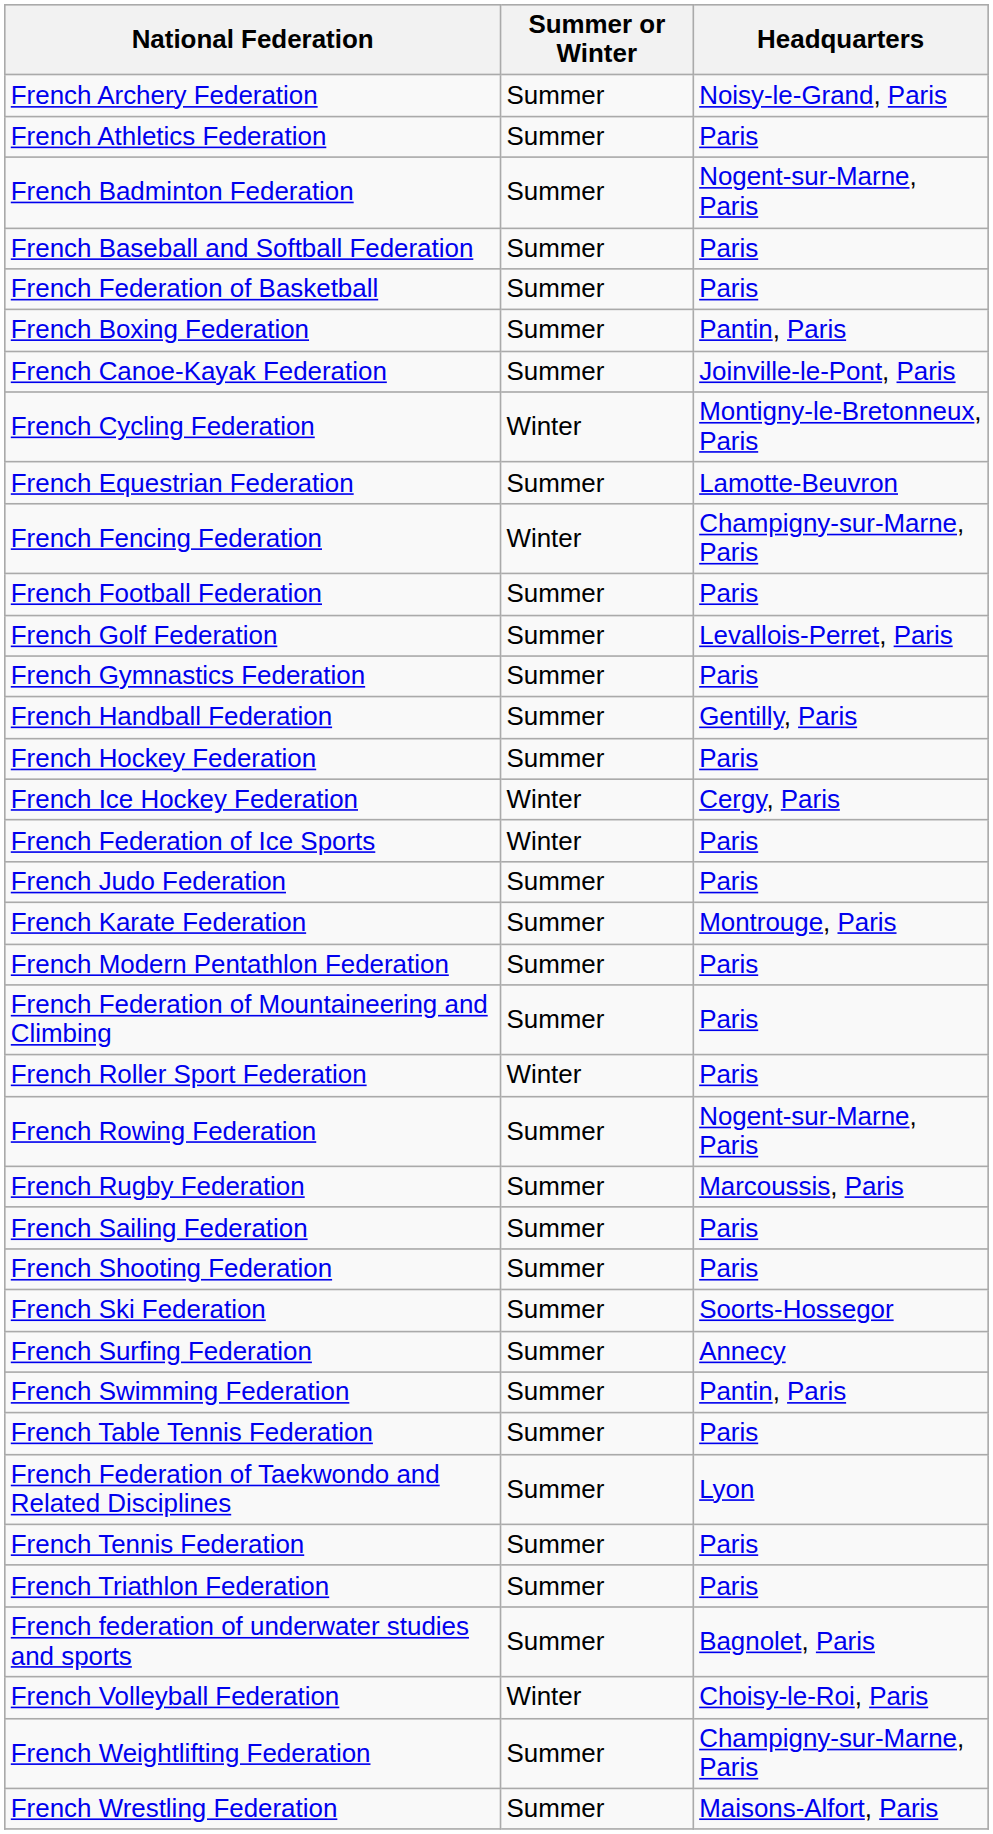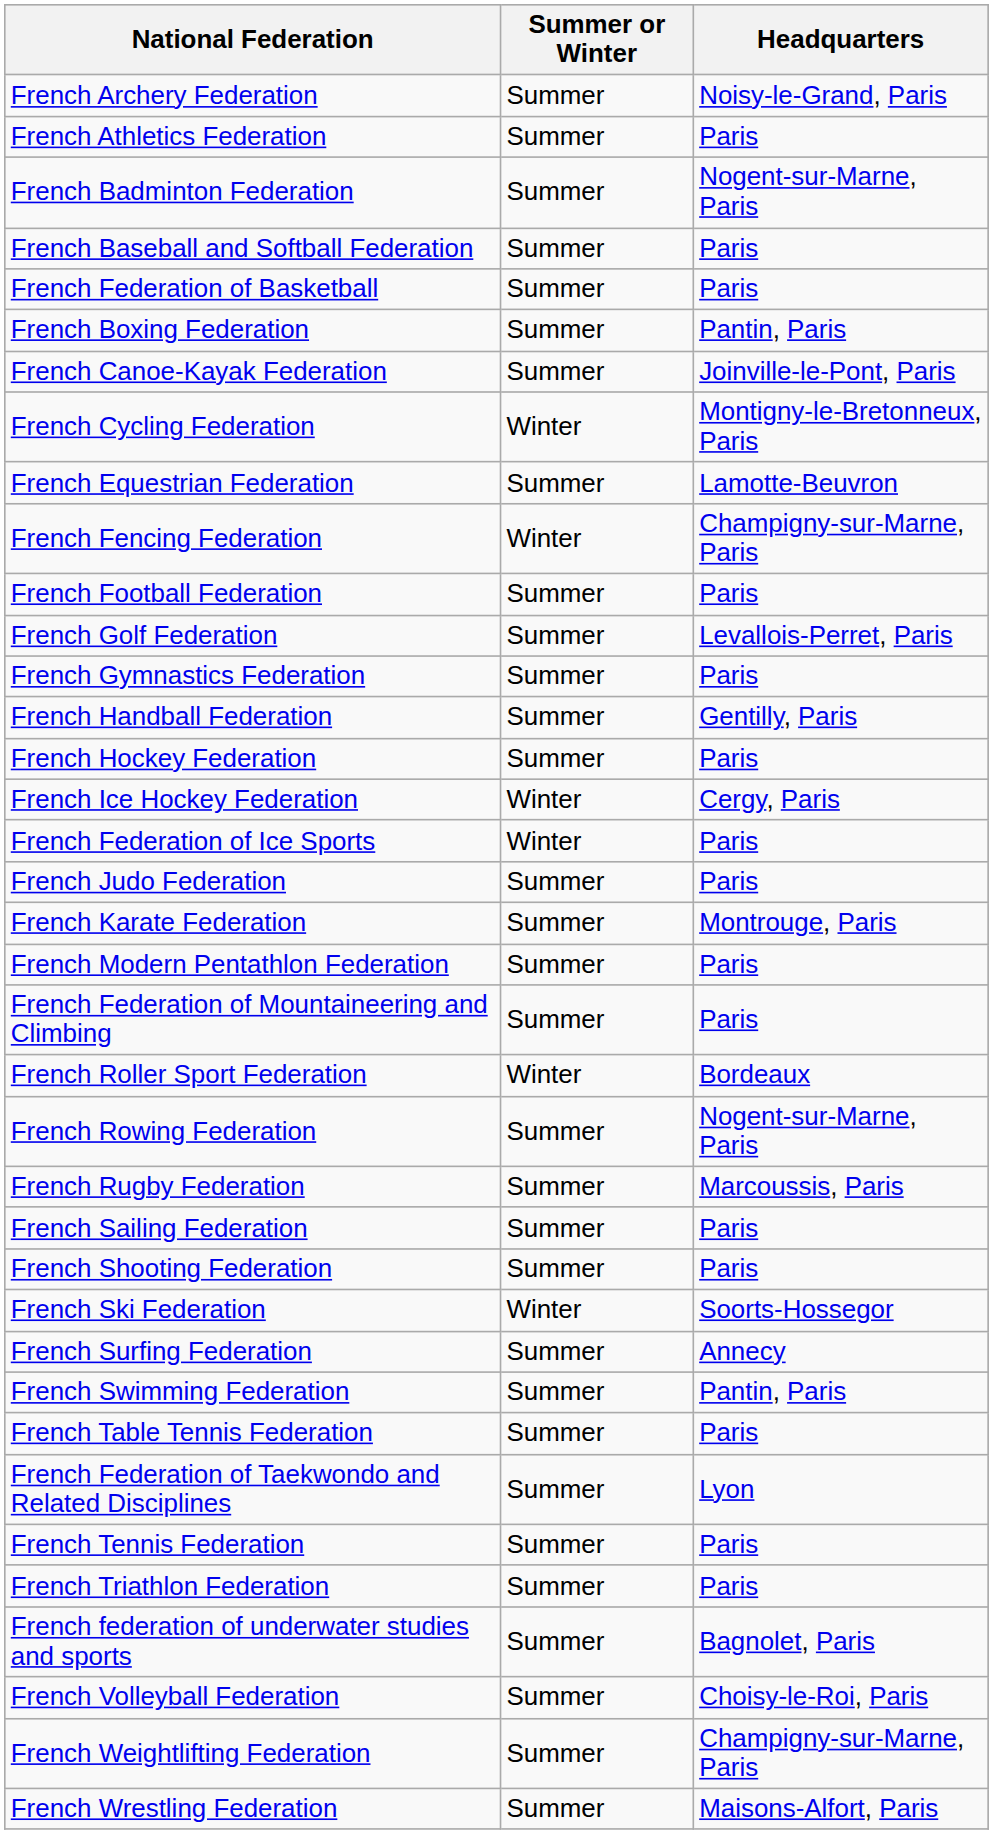(729, 1075) Paris -> (755, 1075) Bordeaux
(555, 1309) Summer -> (544, 1309) Winter
(544, 1697) Winter -> (555, 1697) Summer
